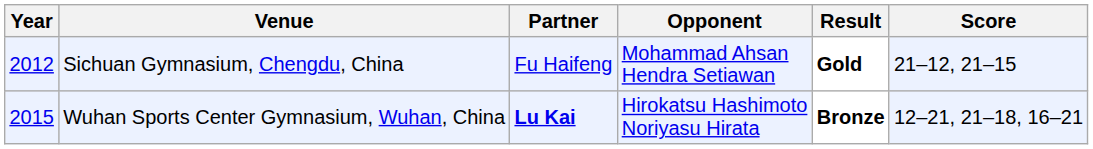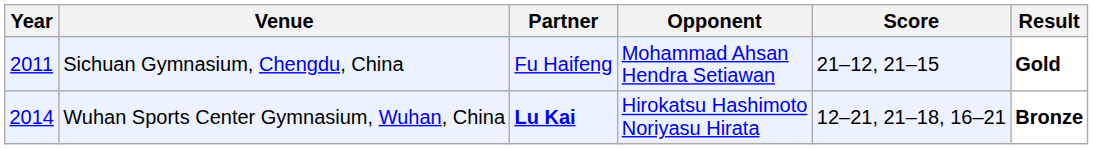columns swapped: (988, 21) <-> (851, 21)
(32, 64) 2012 -> (32, 64) 2011
(32, 118) 2015 -> (32, 118) 2014
